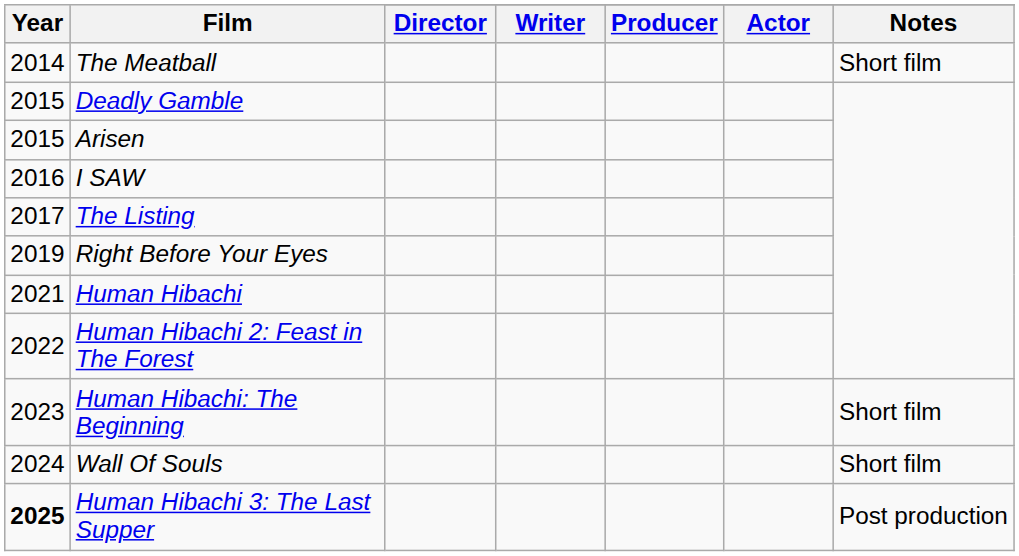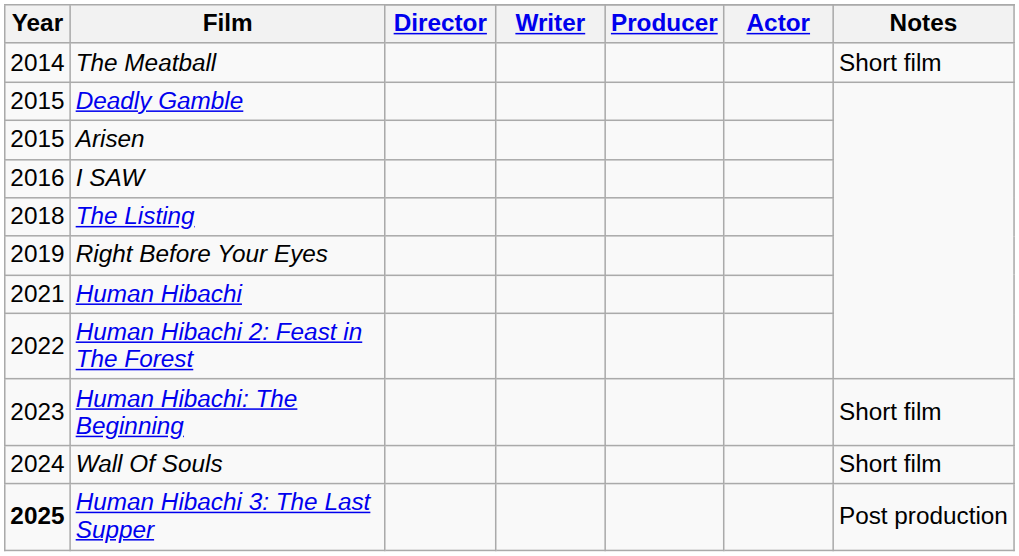(37, 216) 2017 -> (37, 216) 2018
